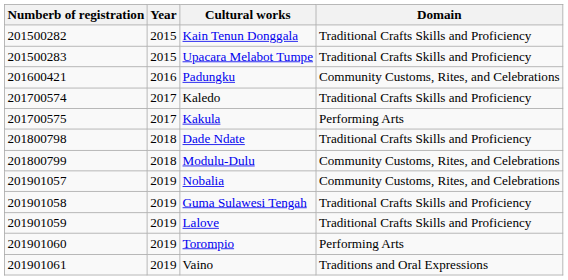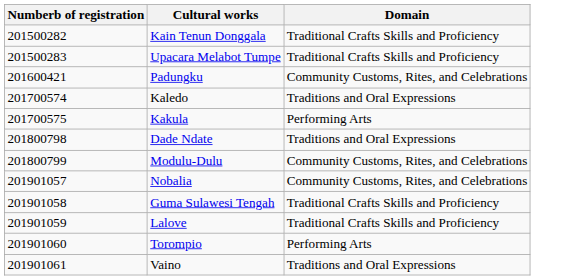- column: (163, 14)
(425, 98) Traditional Crafts Skills and Proficiency -> (371, 98) Traditions and Oral Expressions
(425, 139) Traditional Crafts Skills and Proficiency -> (371, 139) Traditions and Oral Expressions
